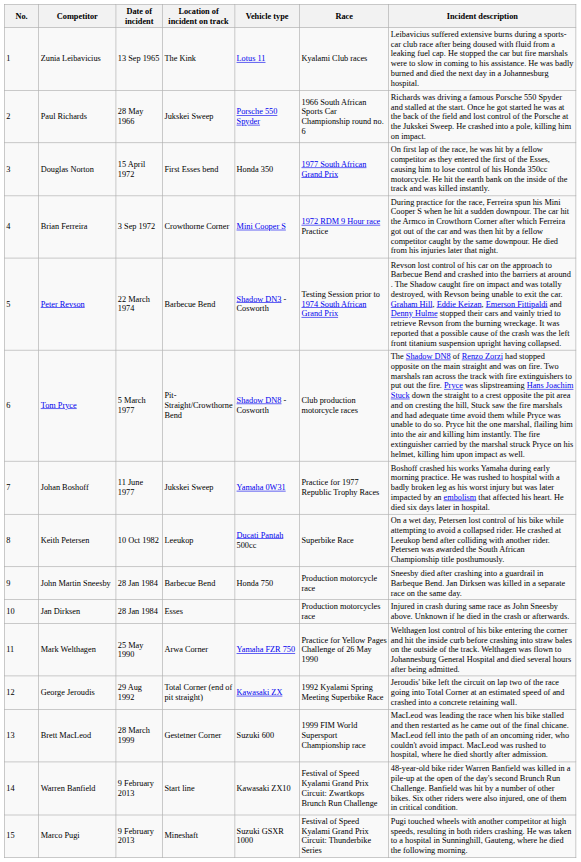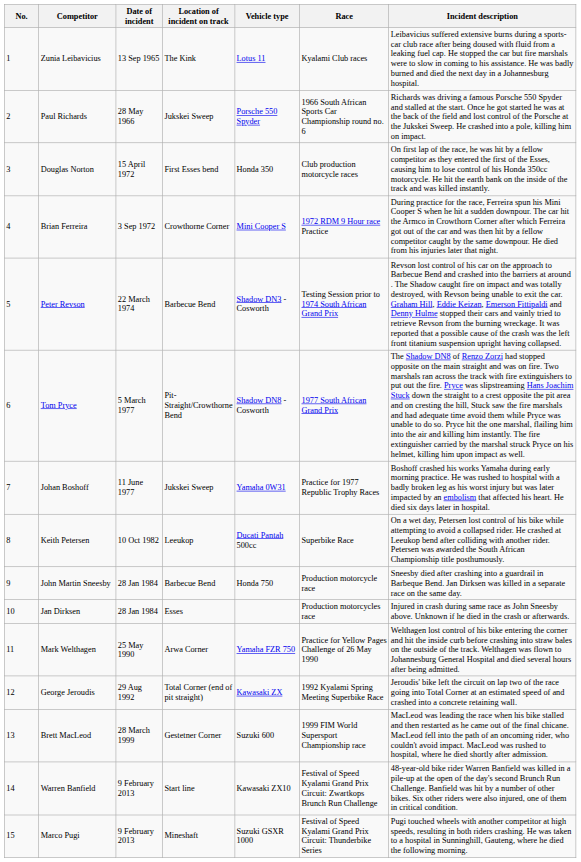(334, 169) 1977 South African Grand Prix -> (330, 169) Club production motorcycle races
(330, 405) Club production motorcycle races -> (334, 405) 1977 South African Grand Prix
